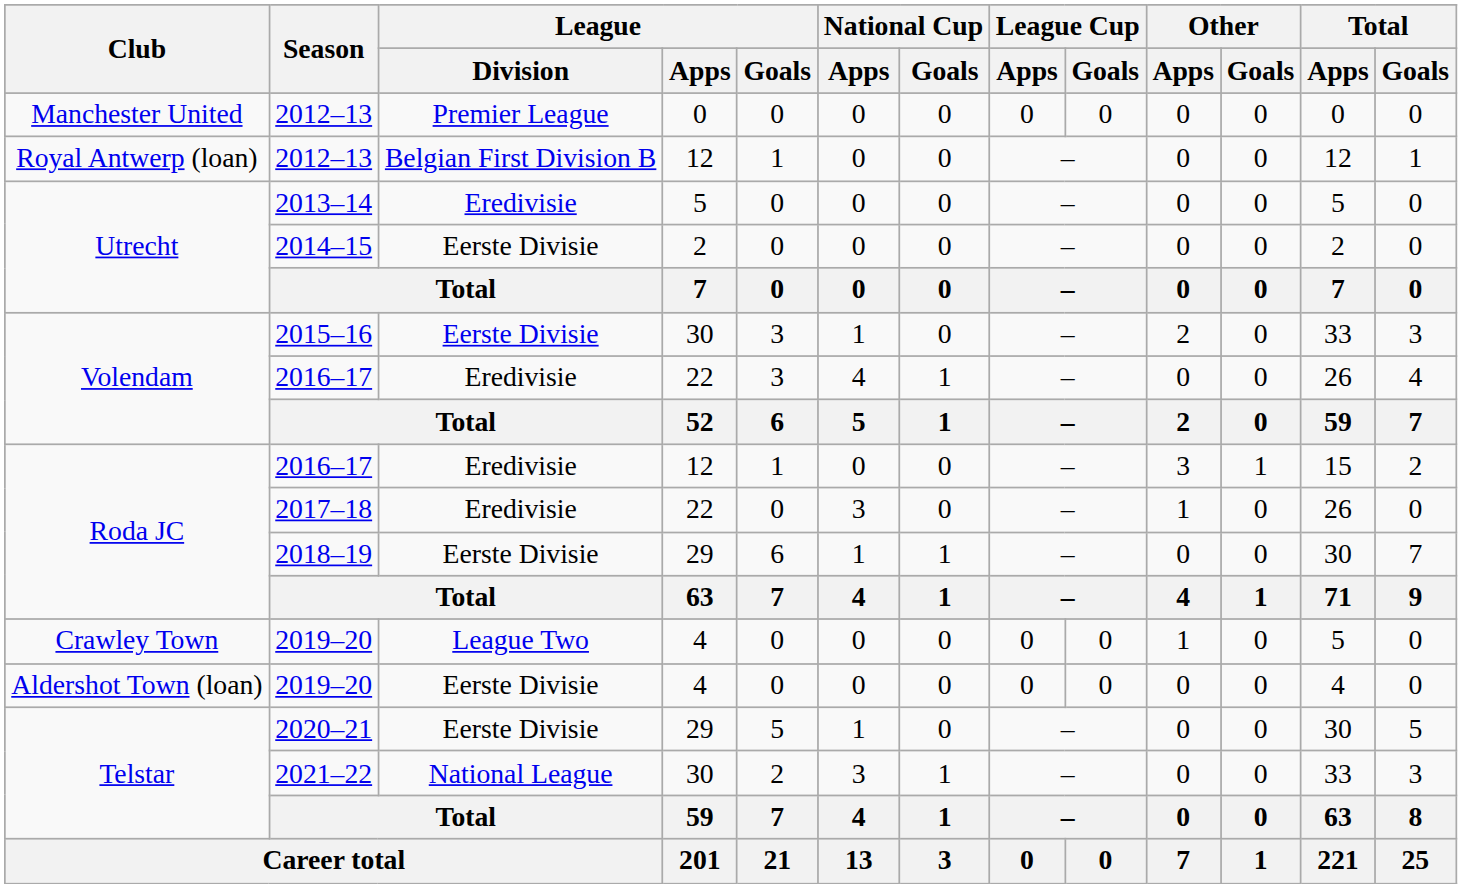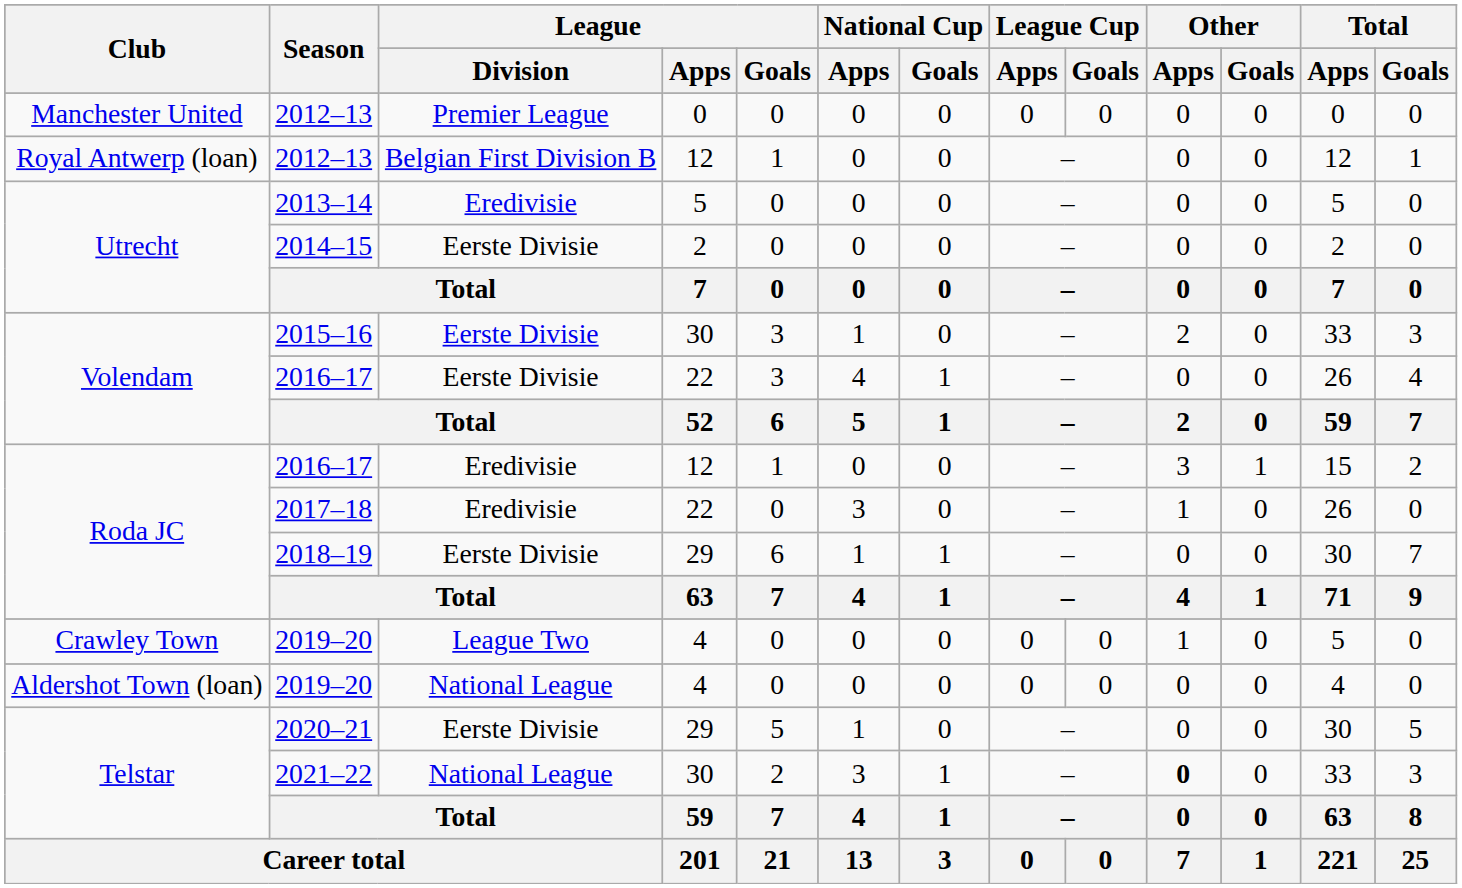(521, 377) Eredivisie -> (521, 377) Eerste Divisie
(521, 684) Eerste Divisie -> (521, 684) National League
(1183, 772) normal -> (1183, 772) bold
